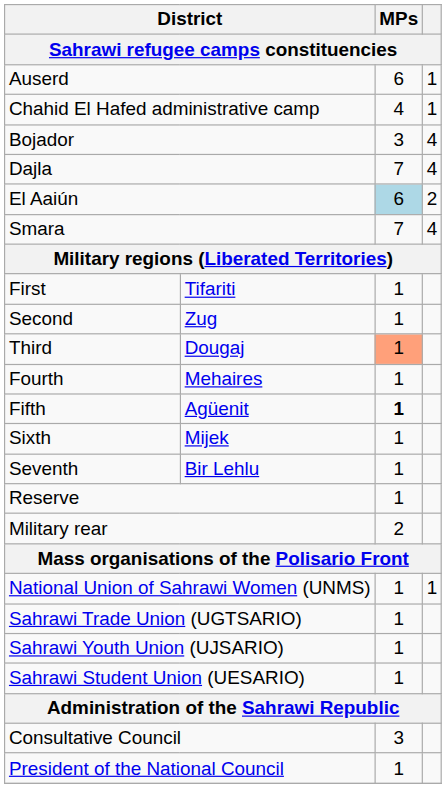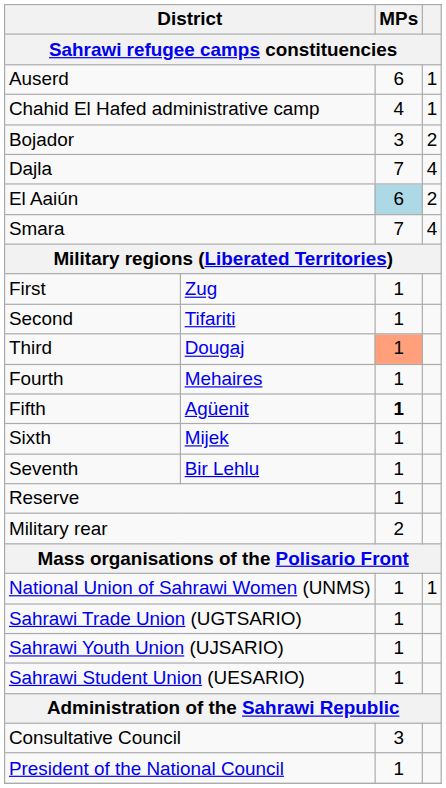(432, 139) 4 -> (432, 139) 2
(210, 288) Tifariti -> (201, 288) Zug
(201, 318) Zug -> (210, 318) Tifariti
